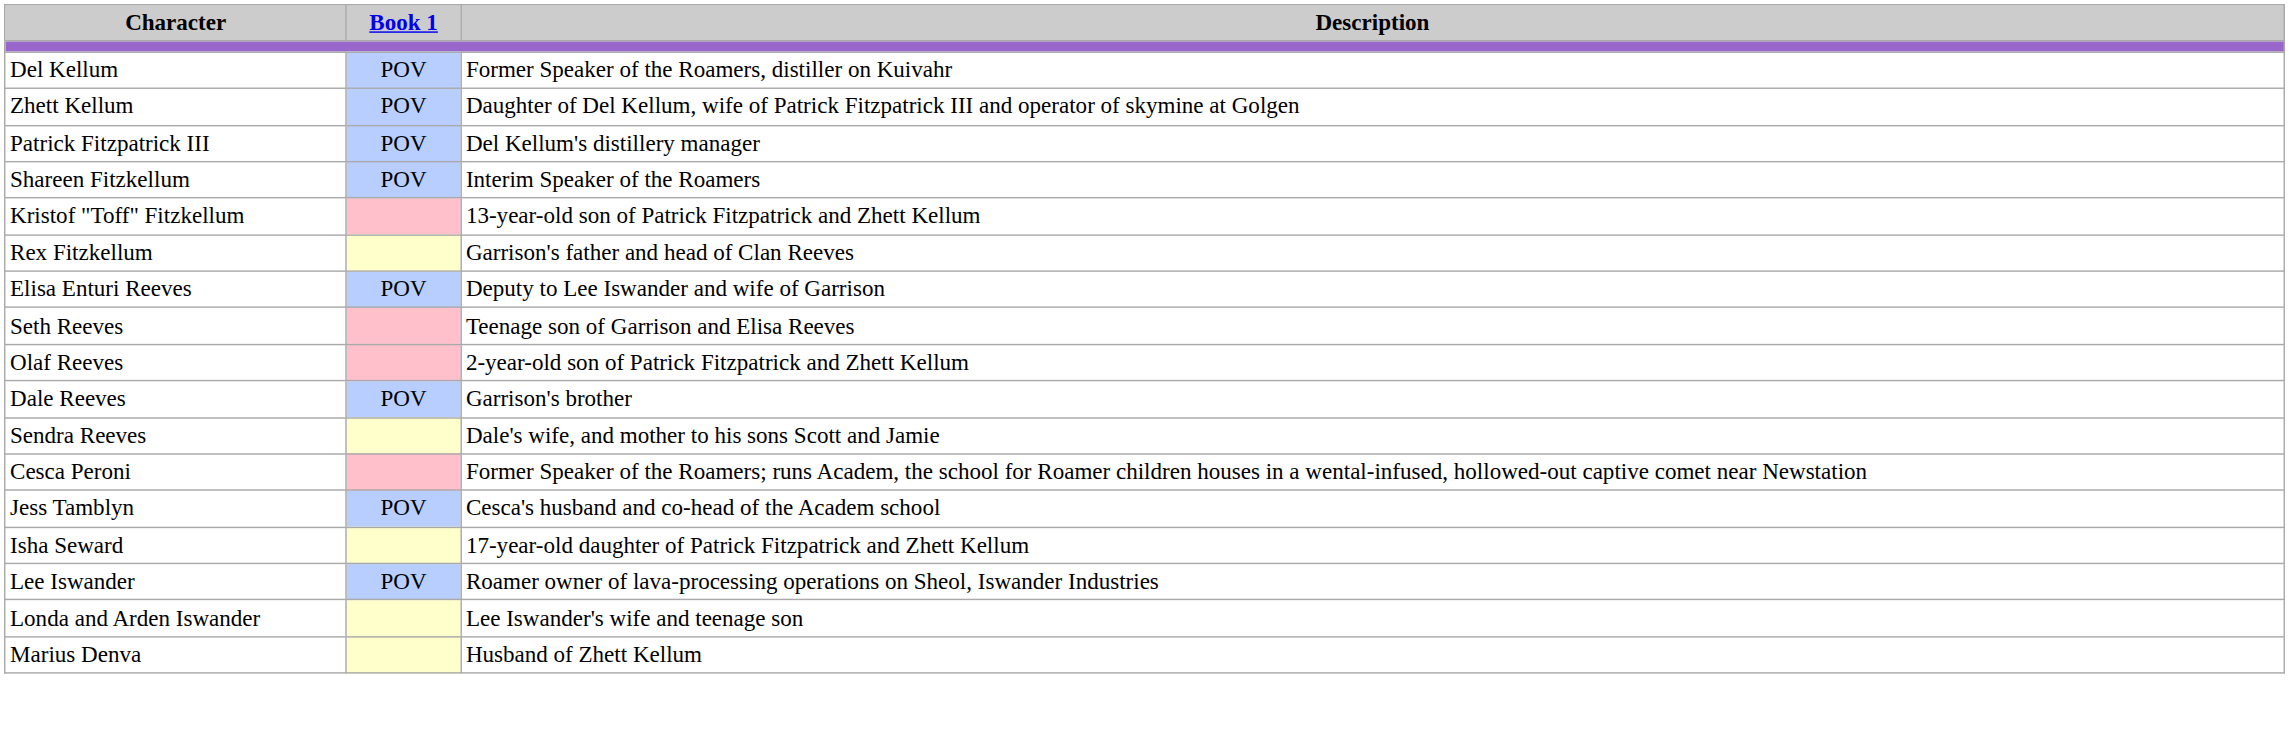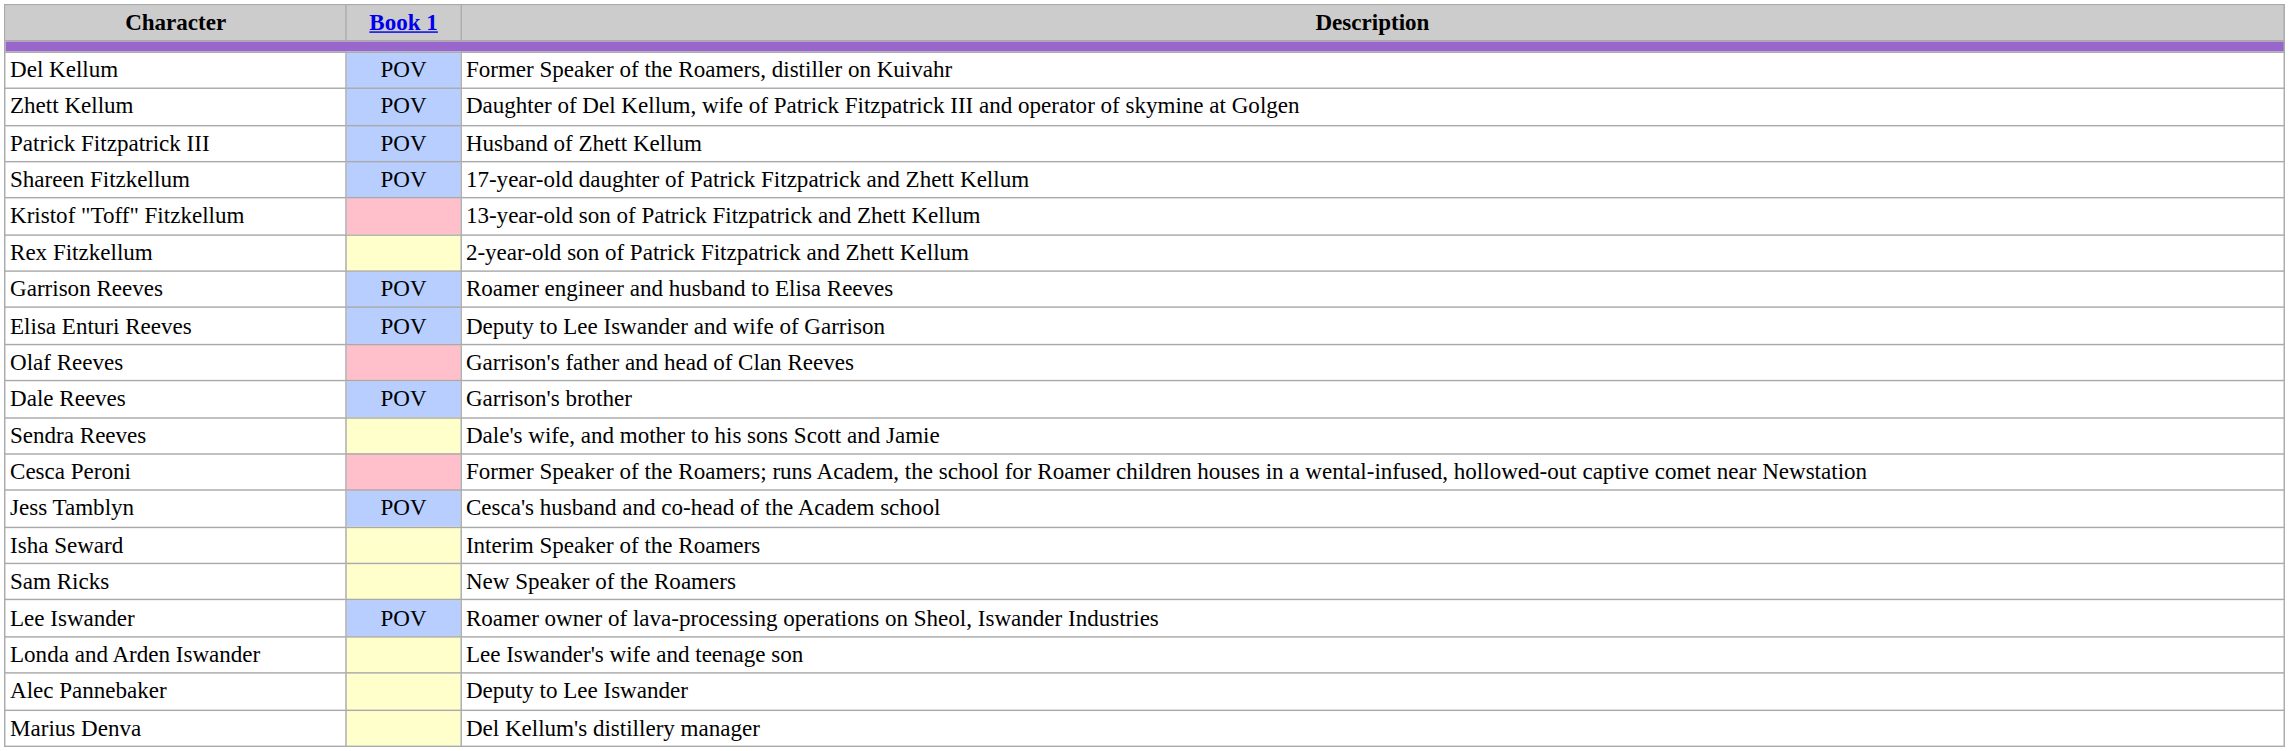(613, 143) Del Kellum's distillery manager -> (584, 143) Husband of Zhett Kellum
(613, 179) Interim Speaker of the Roamers -> (748, 179) 17-year-old daughter of Patrick Fitzpatrick and Zhett Kellum
(660, 252) Garrison's father and head of Clan Reeves -> (717, 252) 2-year-old son of Patrick Fitzpatrick and Zhett Kellum
+ row: (86, 289)
- row: (67, 325)
(717, 362) 2-year-old son of Patrick Fitzpatrick and Zhett Kellum -> (660, 362) Garrison's father and head of Clan Reeves
(748, 544) 17-year-old daughter of Patrick Fitzpatrick and Zhett Kellum -> (613, 544) Interim Speaker of the Roamers
+ row: (60, 581)
+ row: (88, 691)
(584, 654) Husband of Zhett Kellum -> (613, 727) Del Kellum's distillery manager
